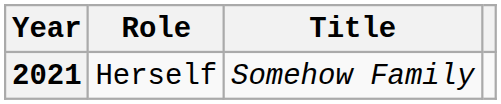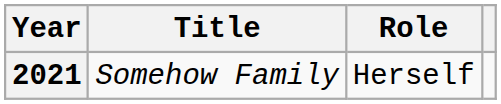columns swapped: (353, 29) <-> (156, 29)
